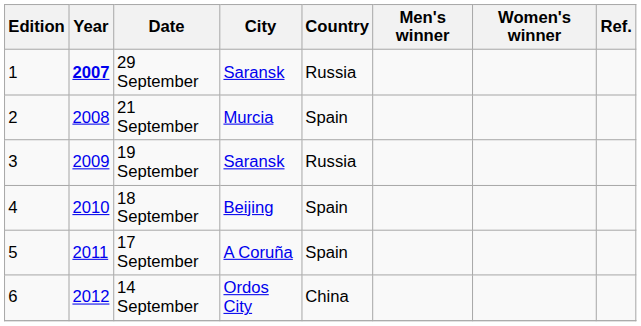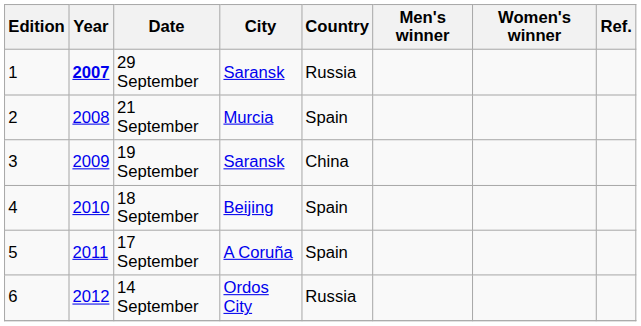(331, 162) Russia -> (327, 162) China
(327, 297) China -> (331, 297) Russia
